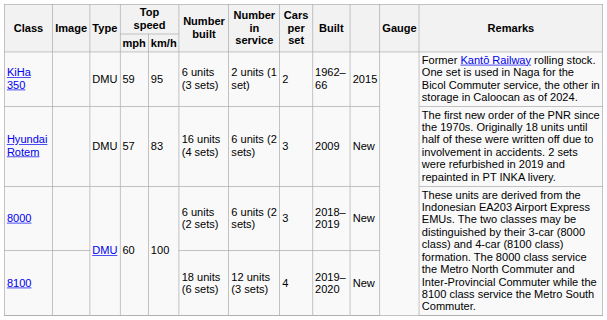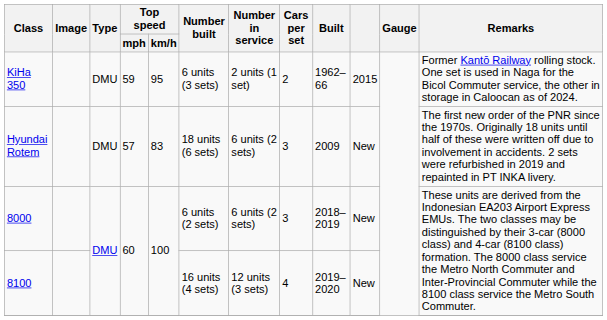(201, 146) 16 units (4 sets) -> (201, 146) 18 units (6 sets)
(201, 283) 18 units (6 sets) -> (201, 283) 16 units (4 sets)
